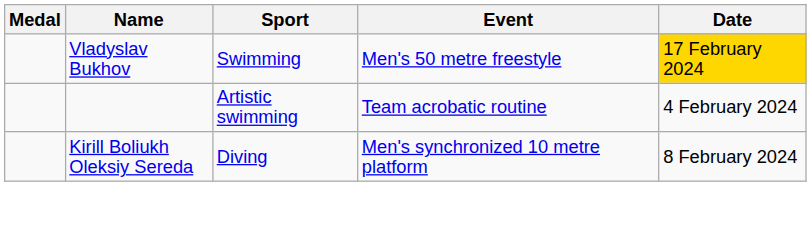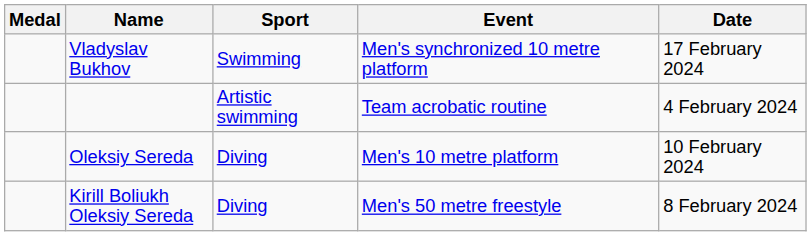(462, 59) Men's 50 metre freestyle -> (481, 59) Men's synchronized 10 metre platform
(712, 59) gold background -> (712, 59) no background
+ row: (131, 157)
(481, 157) Men's synchronized 10 metre platform -> (462, 206) Men's 50 metre freestyle
